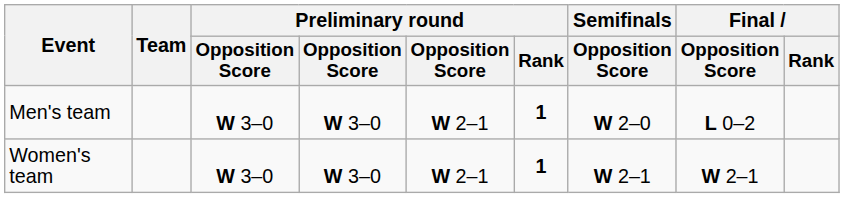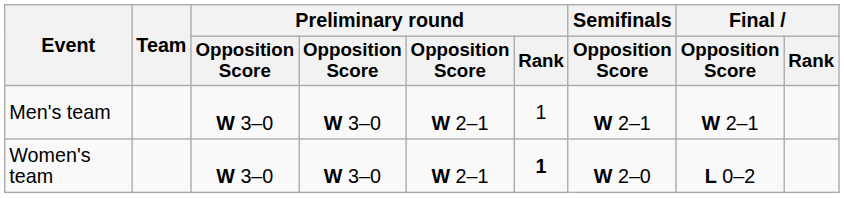(541, 113) bold -> (541, 113) normal
(622, 124) W 2–0 -> (622, 124) W 2–1
(730, 124) L 0–2 -> (730, 124) W 2–1
(622, 177) W 2–1 -> (622, 177) W 2–0
(730, 177) W 2–1 -> (730, 177) L 0–2
